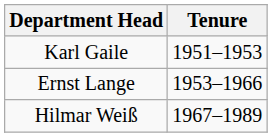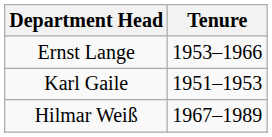rows swapped: (86, 52) <-> (86, 83)
